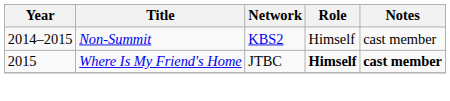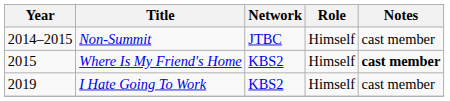(266, 38) KBS2 -> (265, 38) JTBC
(265, 61) JTBC -> (266, 61) KBS2
(333, 61) bold -> (332, 61) normal
+ row: (143, 84)
